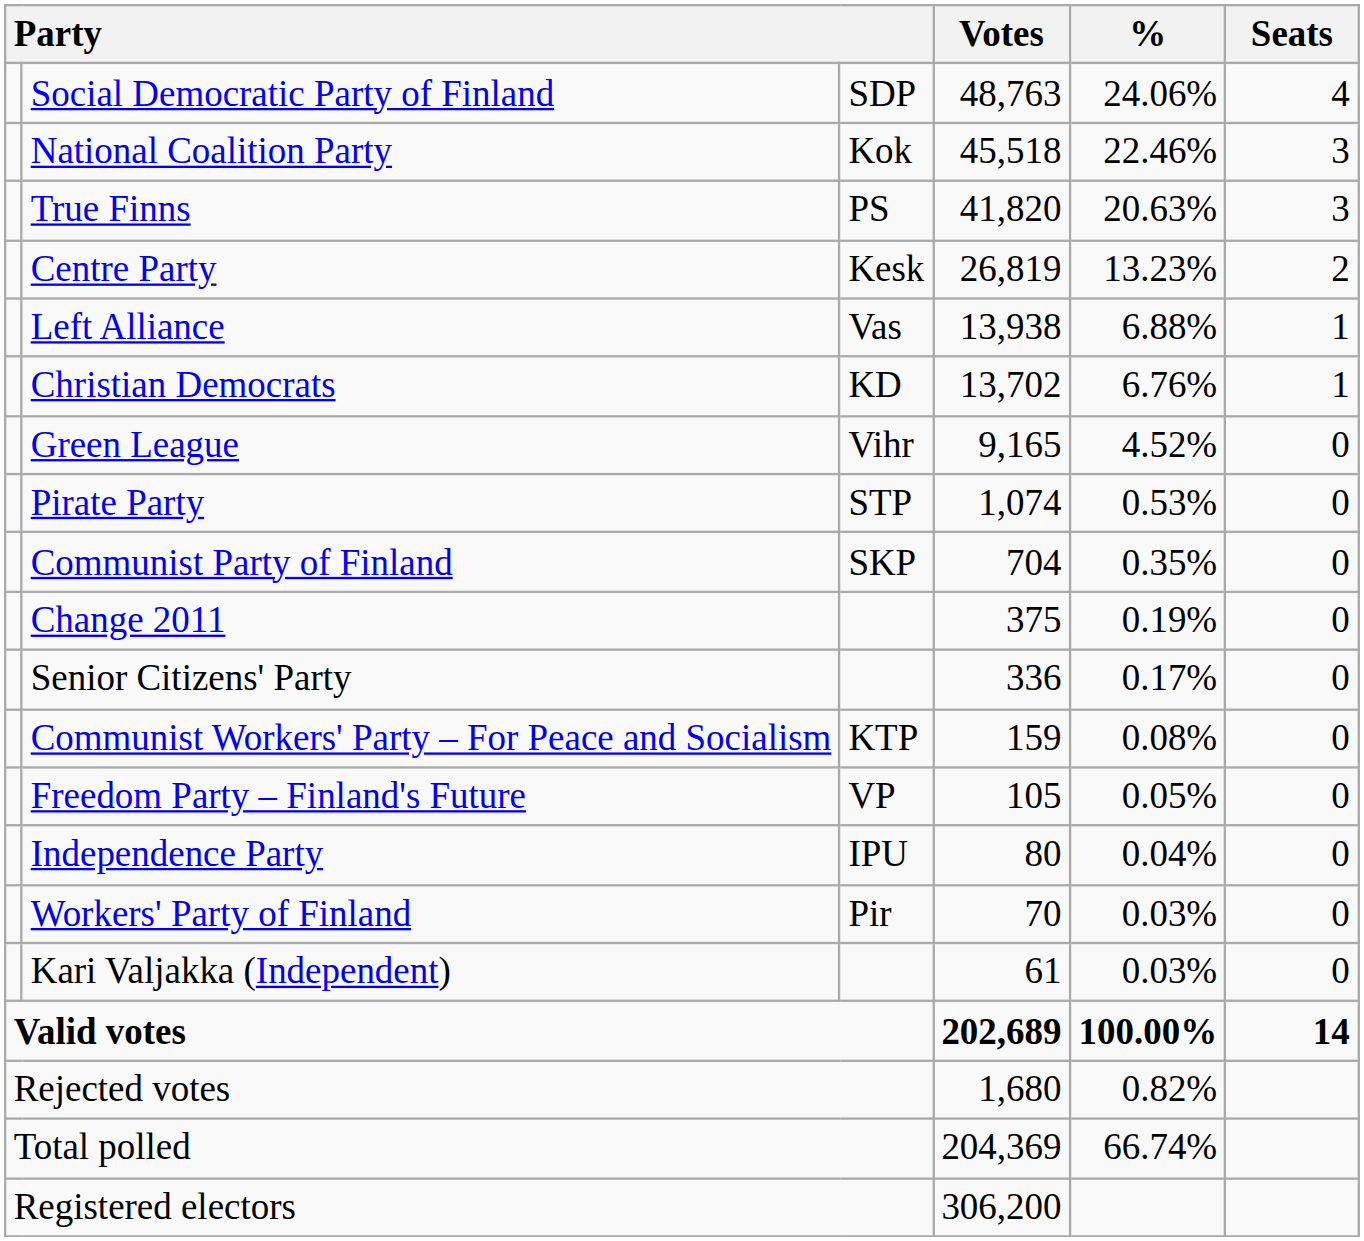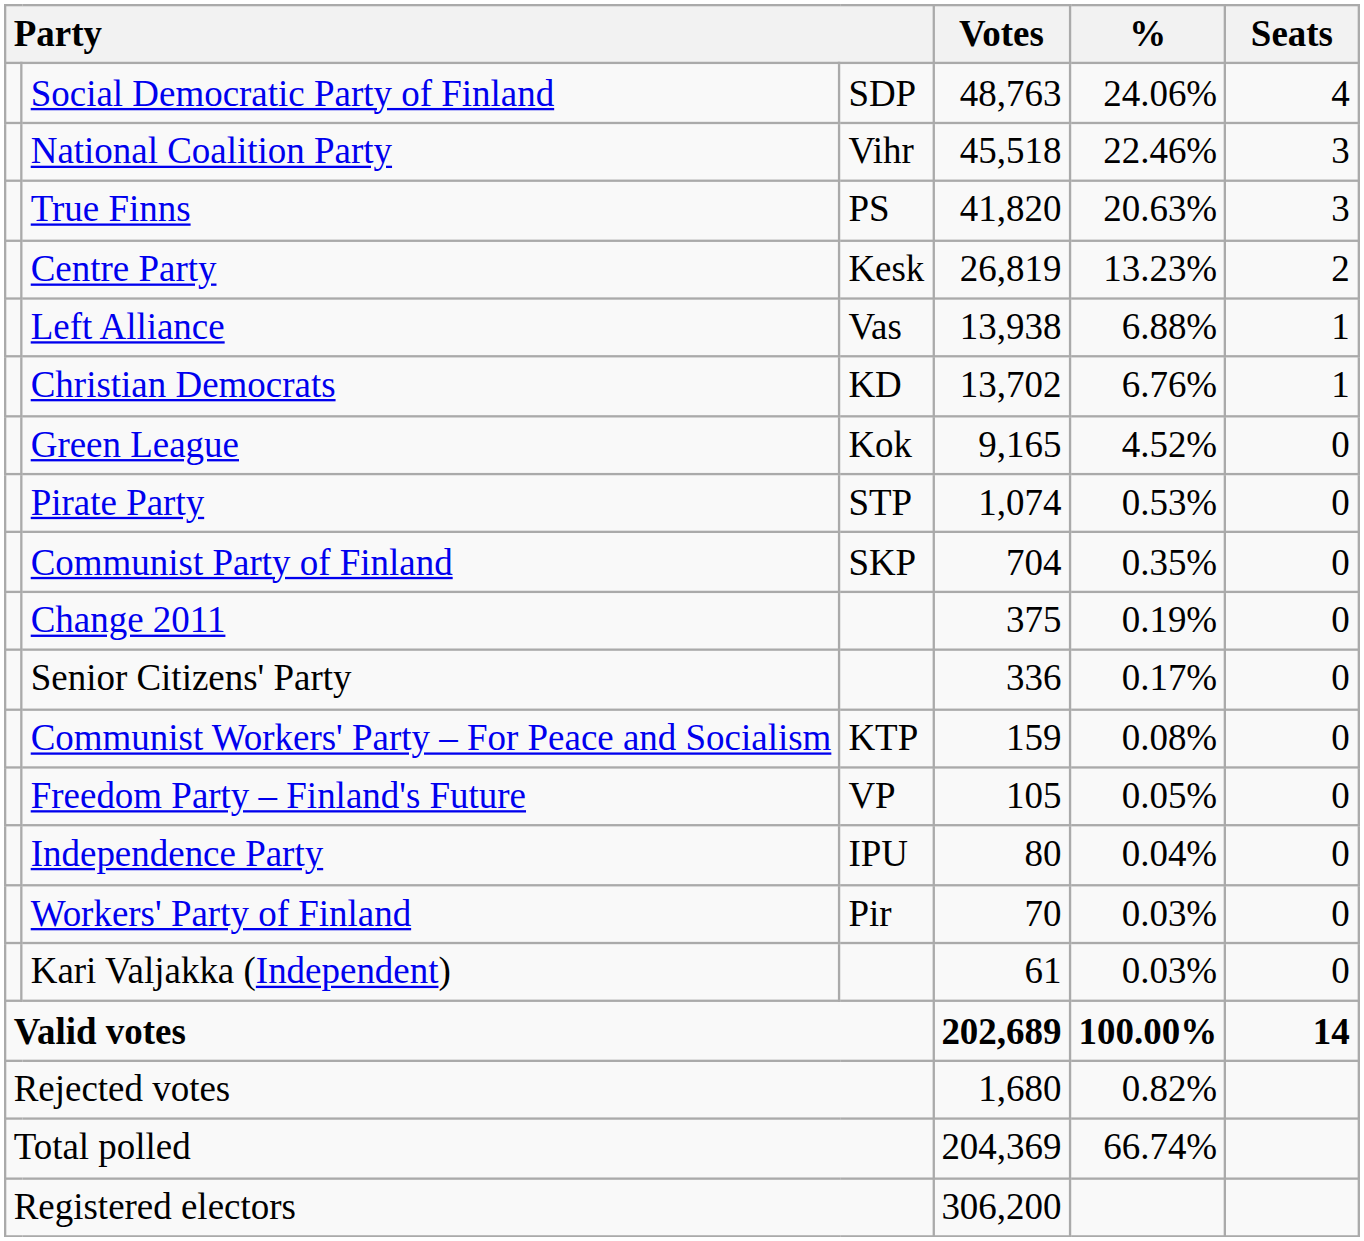(880, 151) Kok -> (881, 151) Vihr
(881, 444) Vihr -> (880, 444) Kok
